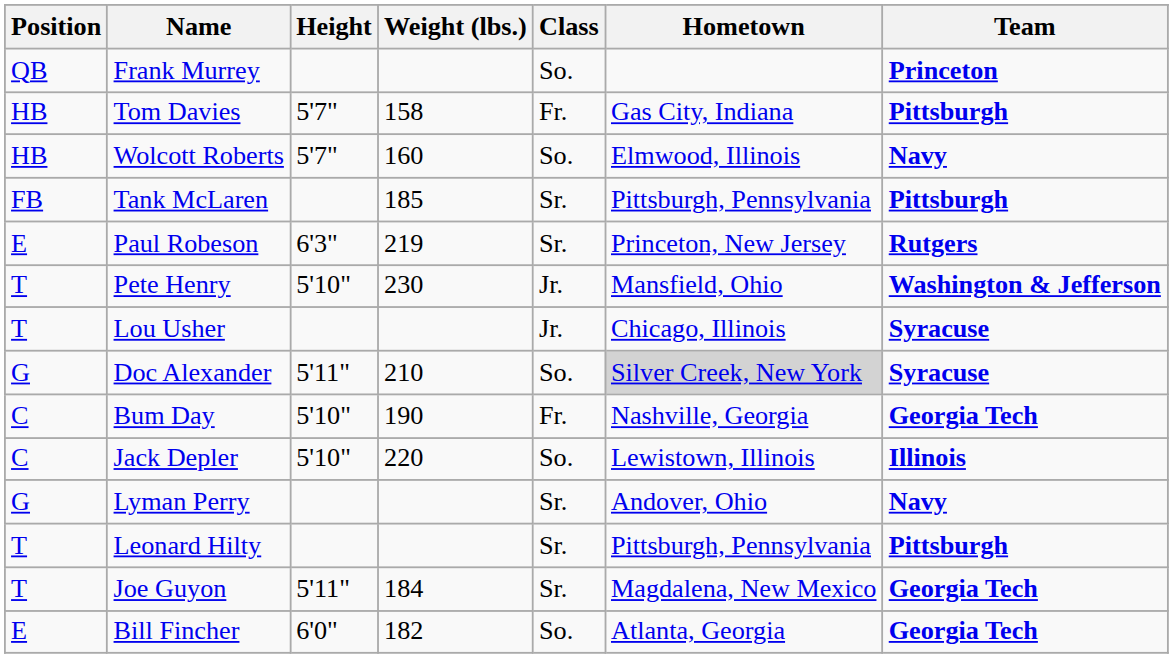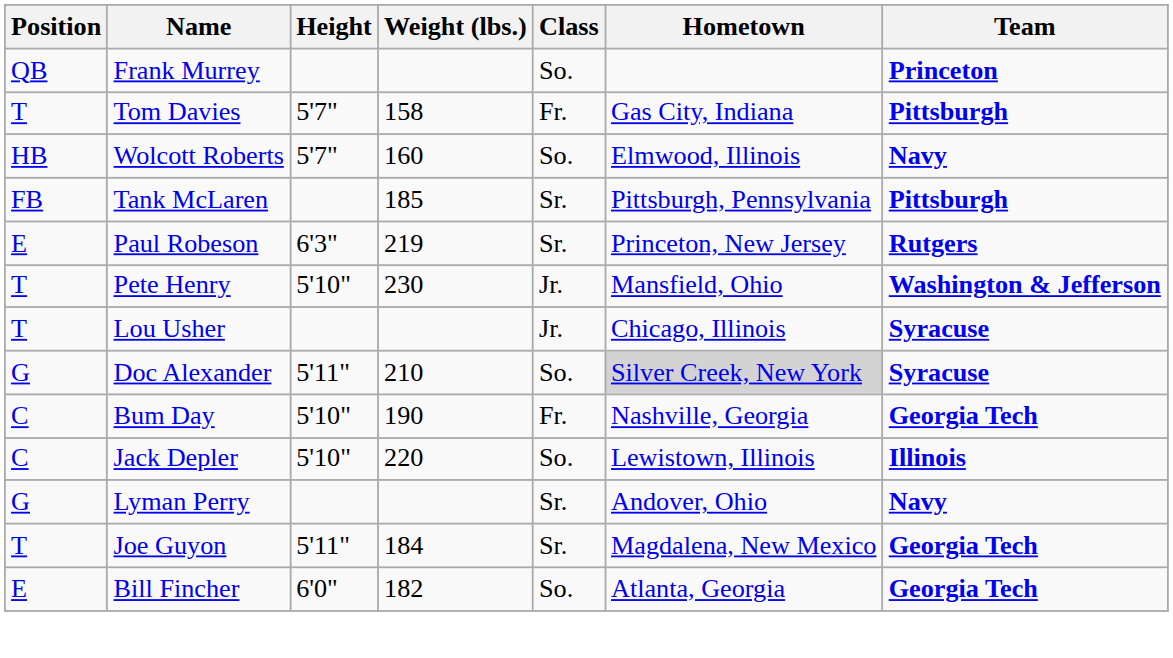(29, 112) HB -> (19, 112) T
- row: (187, 545)
